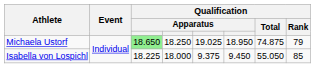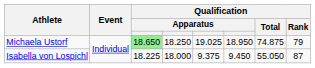(298, 56) 85 -> (298, 56) 87
